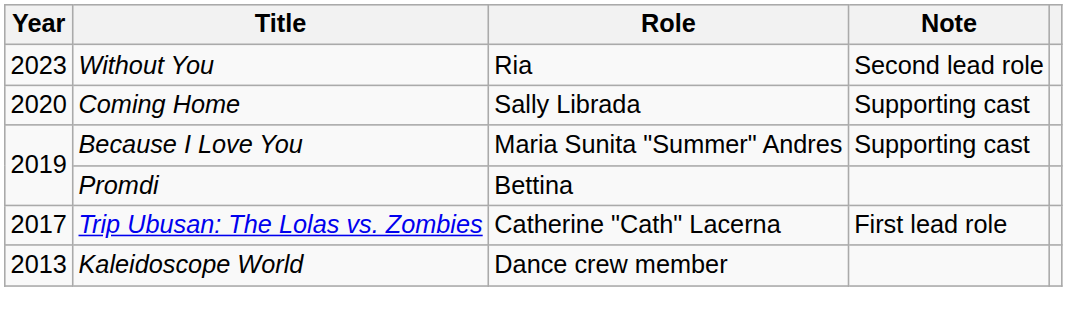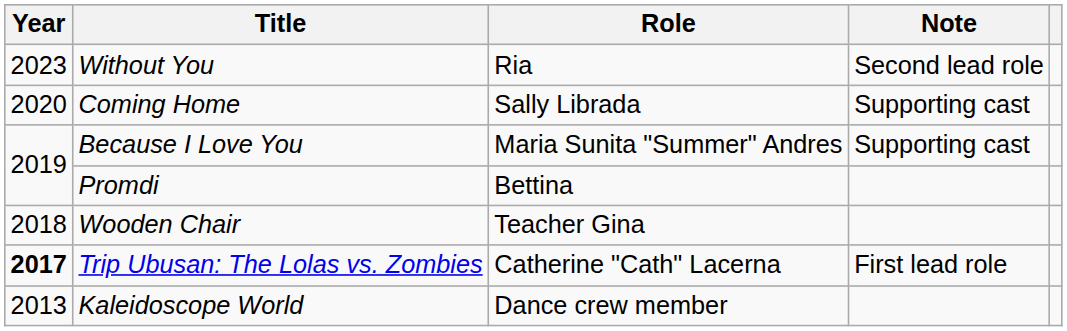+ row: (159, 225)
(39, 225) normal -> (39, 265) bold
